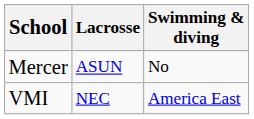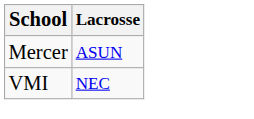- column: (196, 27)
